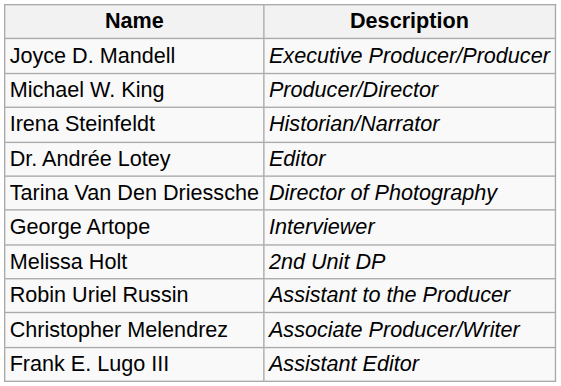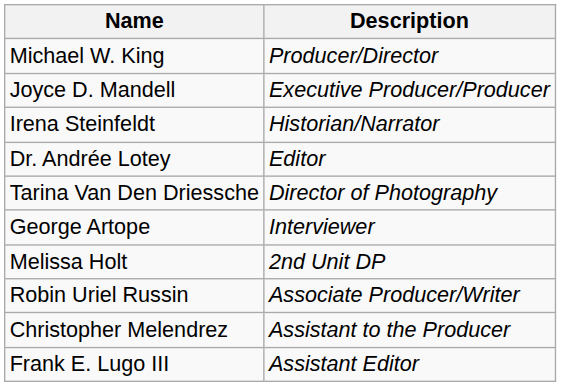rows swapped: (87, 90) <-> (92, 55)
(390, 295) Assistant to the Producer -> (394, 295) Associate Producer/Writer
(394, 329) Associate Producer/Writer -> (390, 329) Assistant to the Producer
